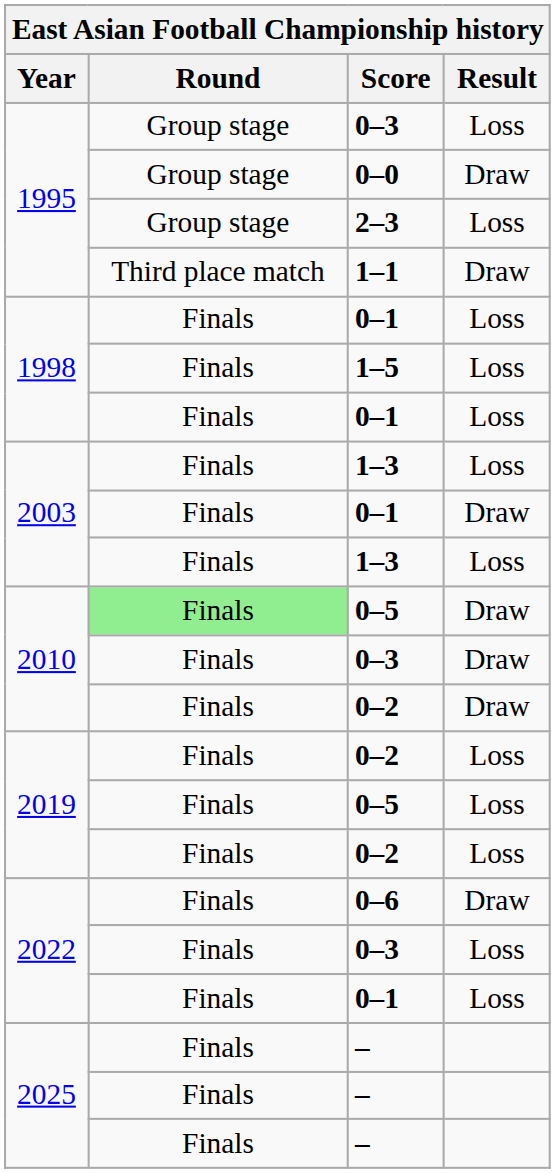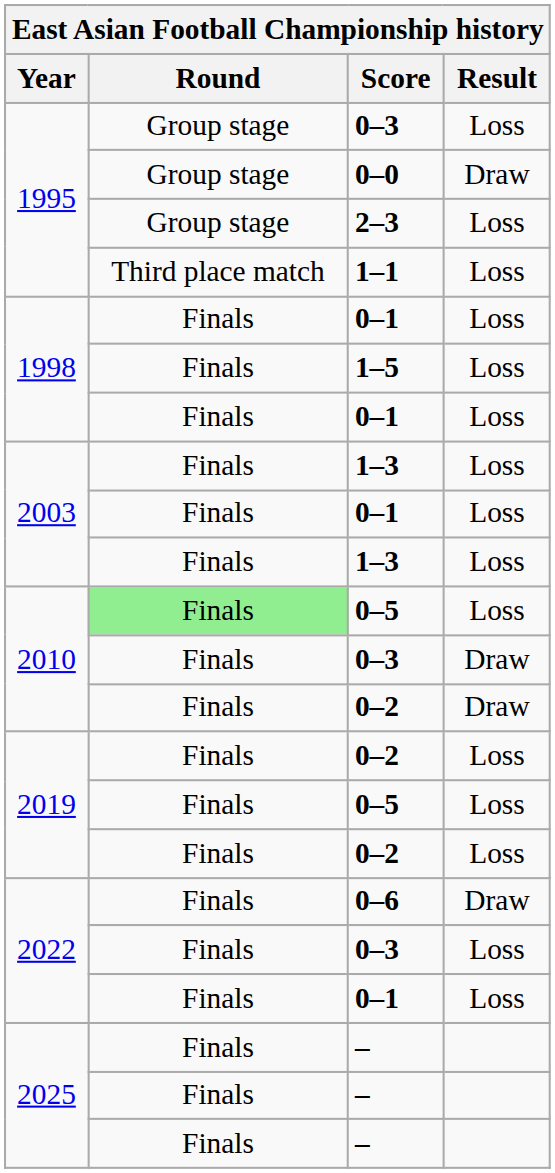(497, 271) Draw -> (497, 271) Loss
(497, 513) Draw -> (497, 513) Loss
(497, 610) Draw -> (497, 610) Loss
